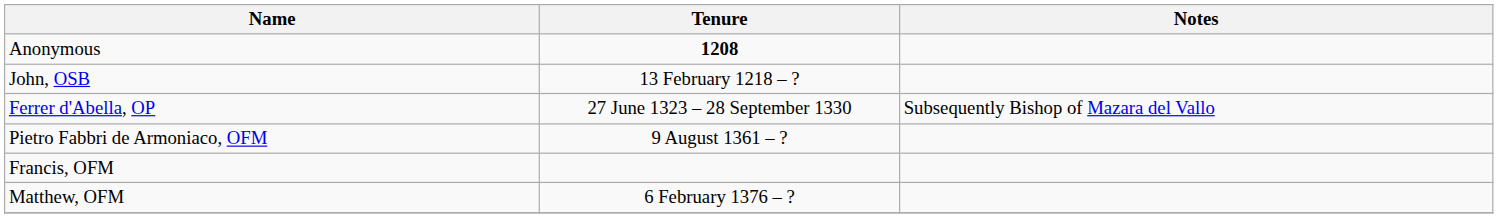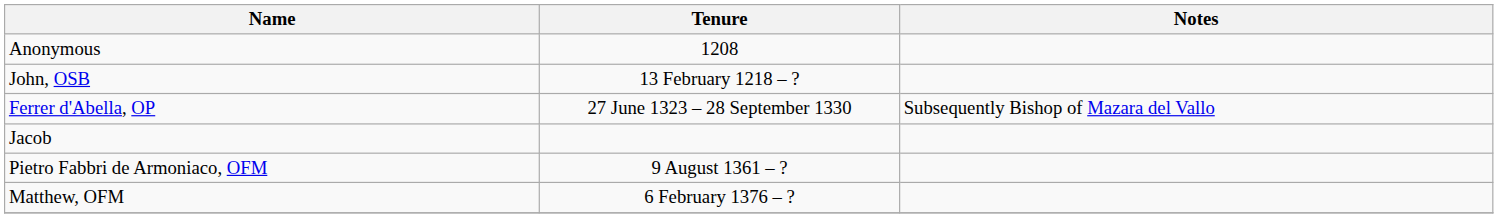(720, 49) bold -> (720, 49) normal
+ row: (30, 138)
- row: (61, 167)
